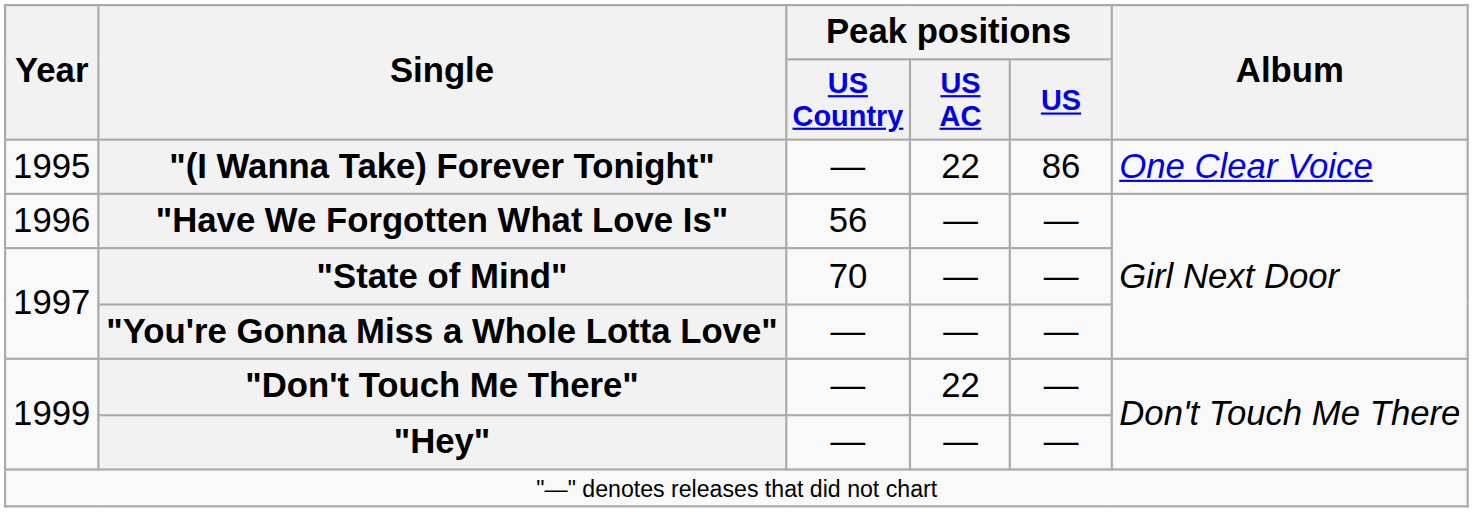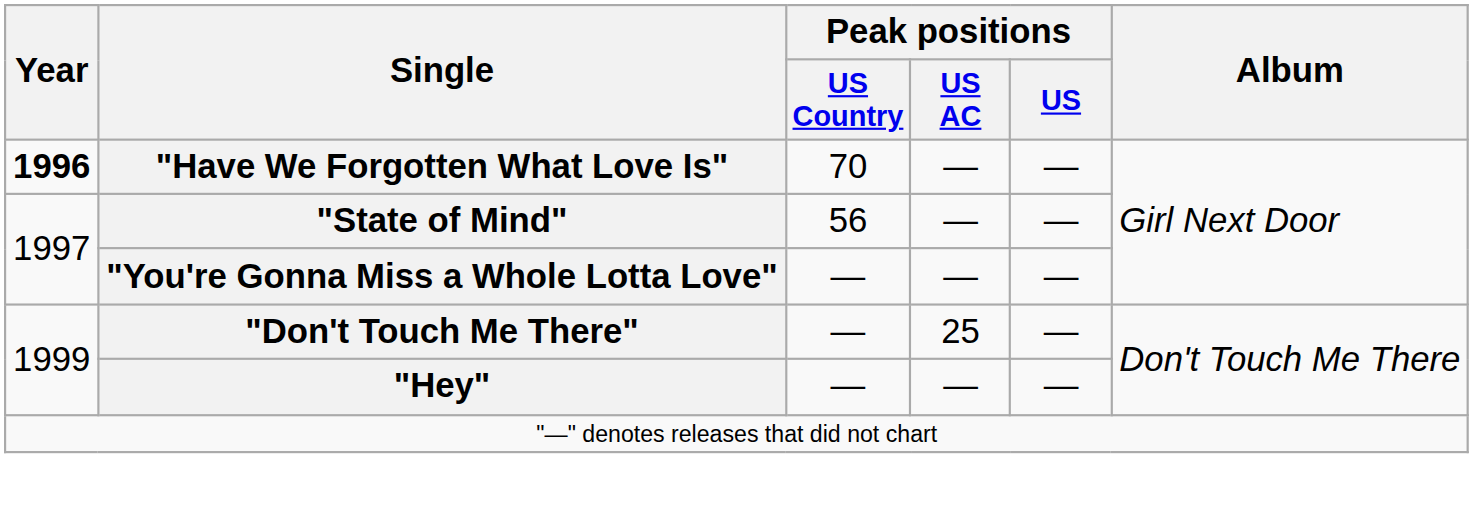- row: (442, 165)
(52, 220) normal -> (52, 165) bold
(848, 220) 56 -> (848, 165) 70
(848, 276) 70 -> (848, 220) 56
(960, 386) 22 -> (960, 331) 25
